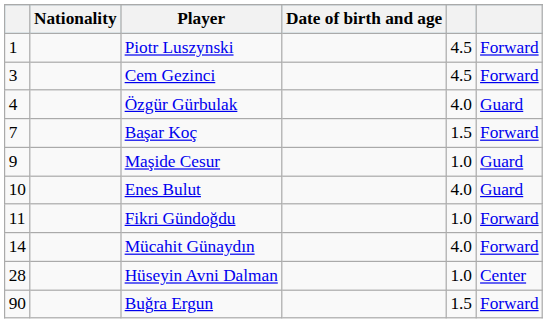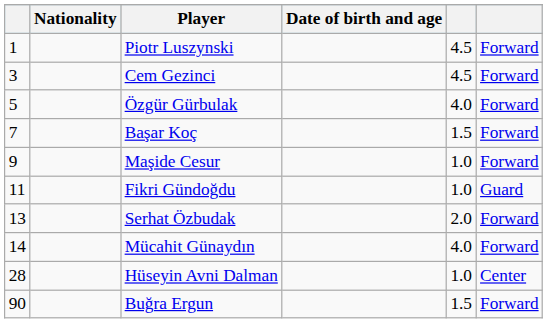(13, 104) 4 -> (13, 104) 5
(502, 104) Guard -> (509, 104) Forward
(502, 161) Guard -> (509, 161) Forward
- row: (163, 190)
(509, 218) Forward -> (502, 190) Guard
+ row: (180, 218)
